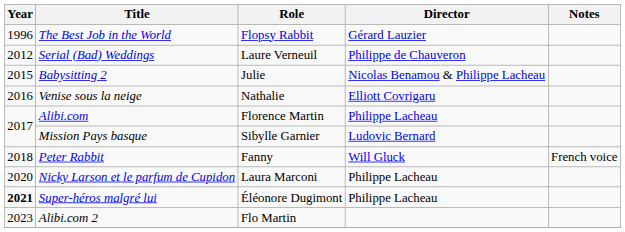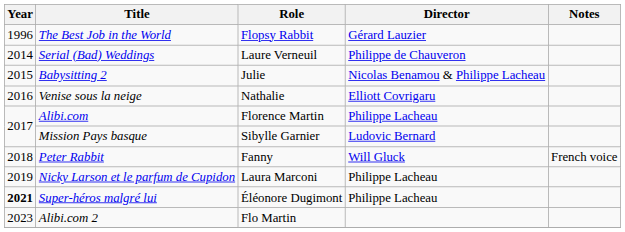(20, 55) 2012 -> (20, 55) 2014
(20, 177) 2020 -> (20, 177) 2019
